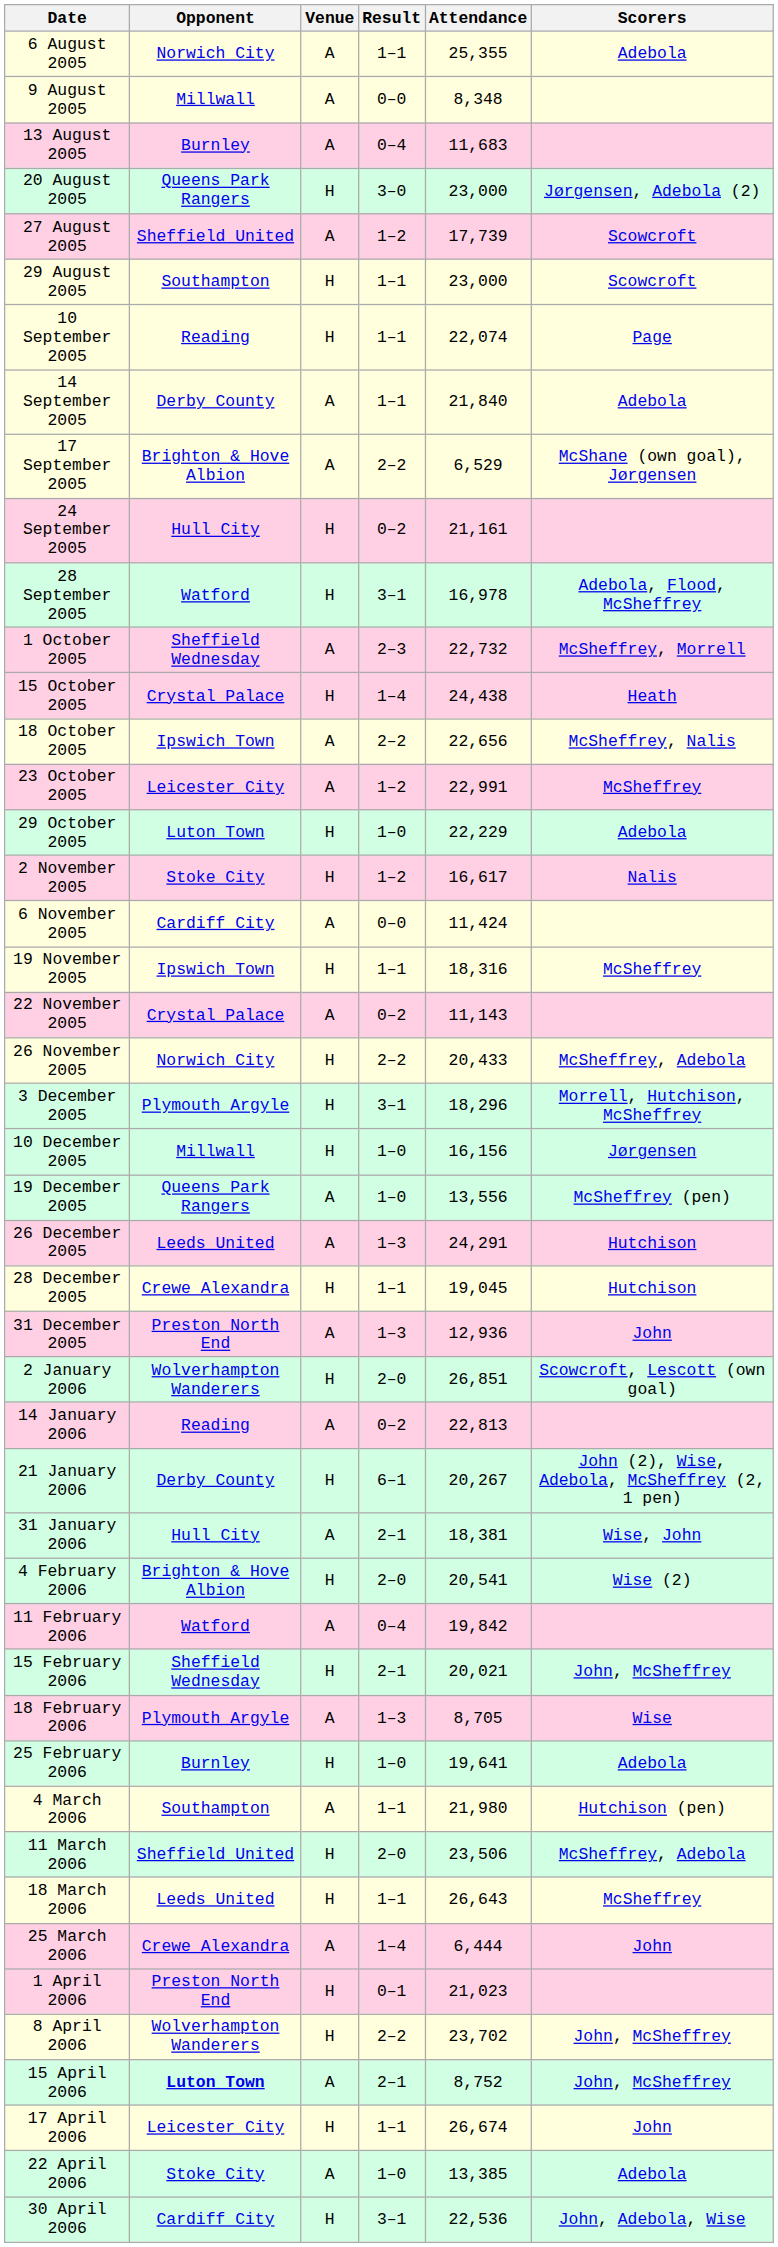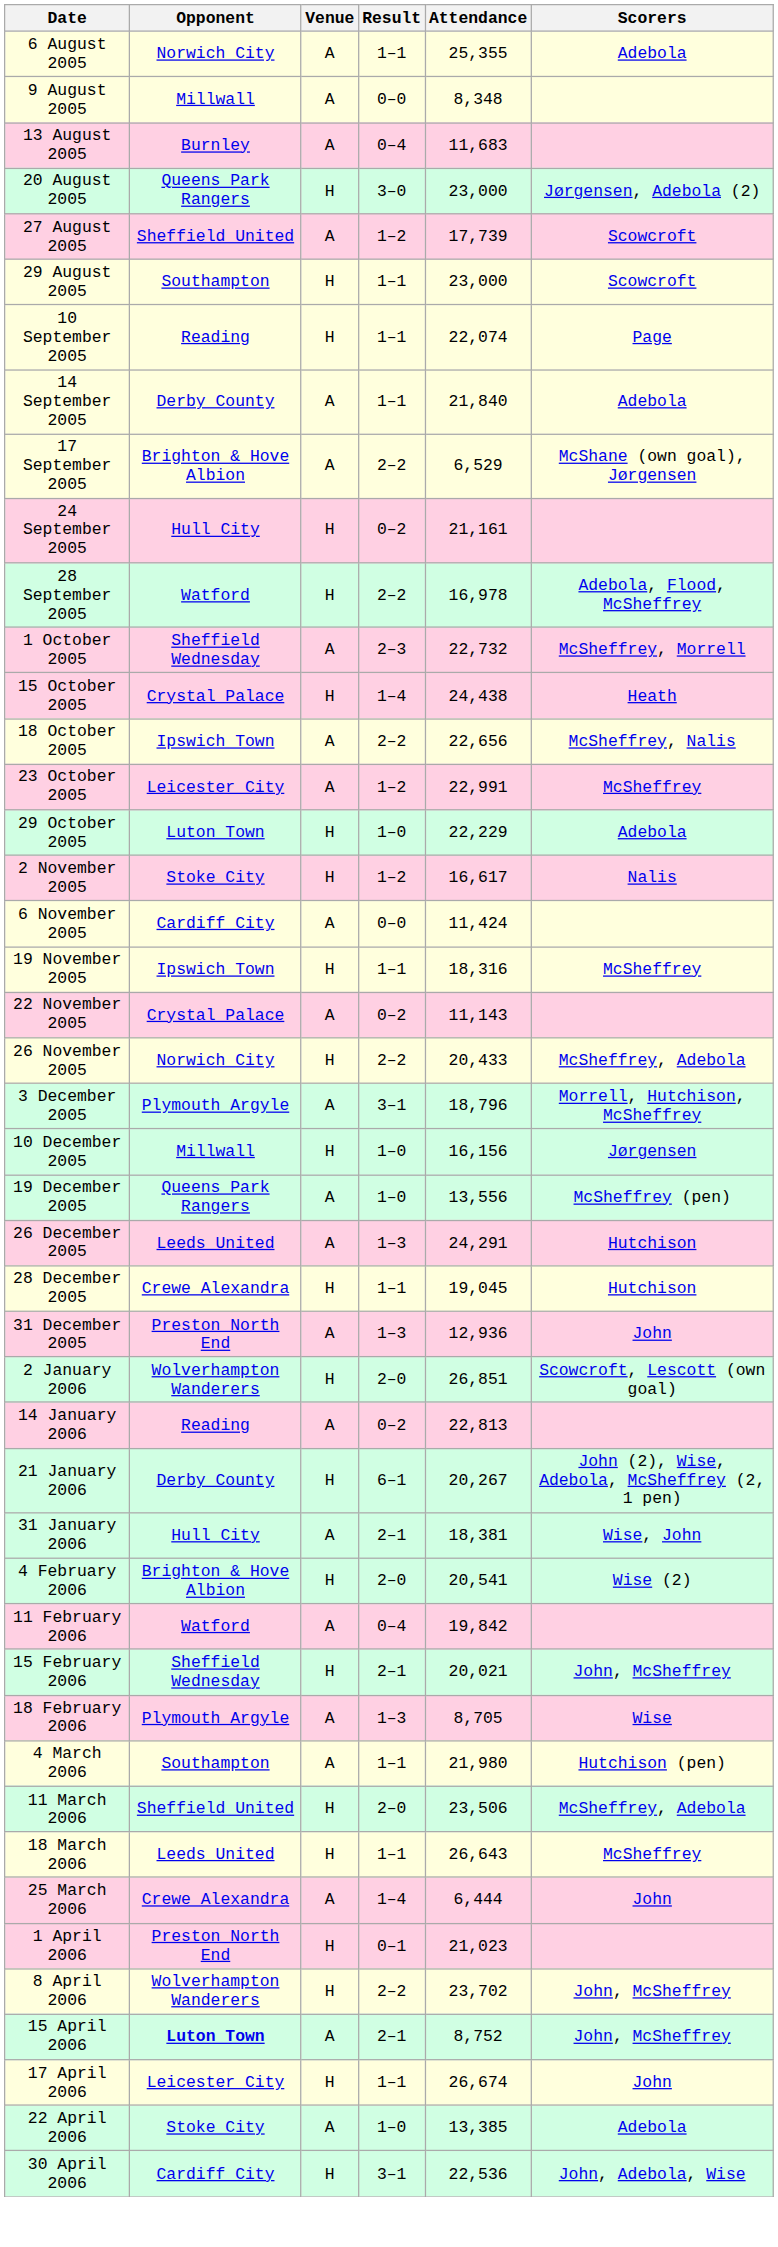(392, 595) 3–1 -> (392, 595) 2–2
(330, 1106) H -> (330, 1106) A
(478, 1106) 18,296 -> (478, 1106) 18,796
- row: (67, 1763)
